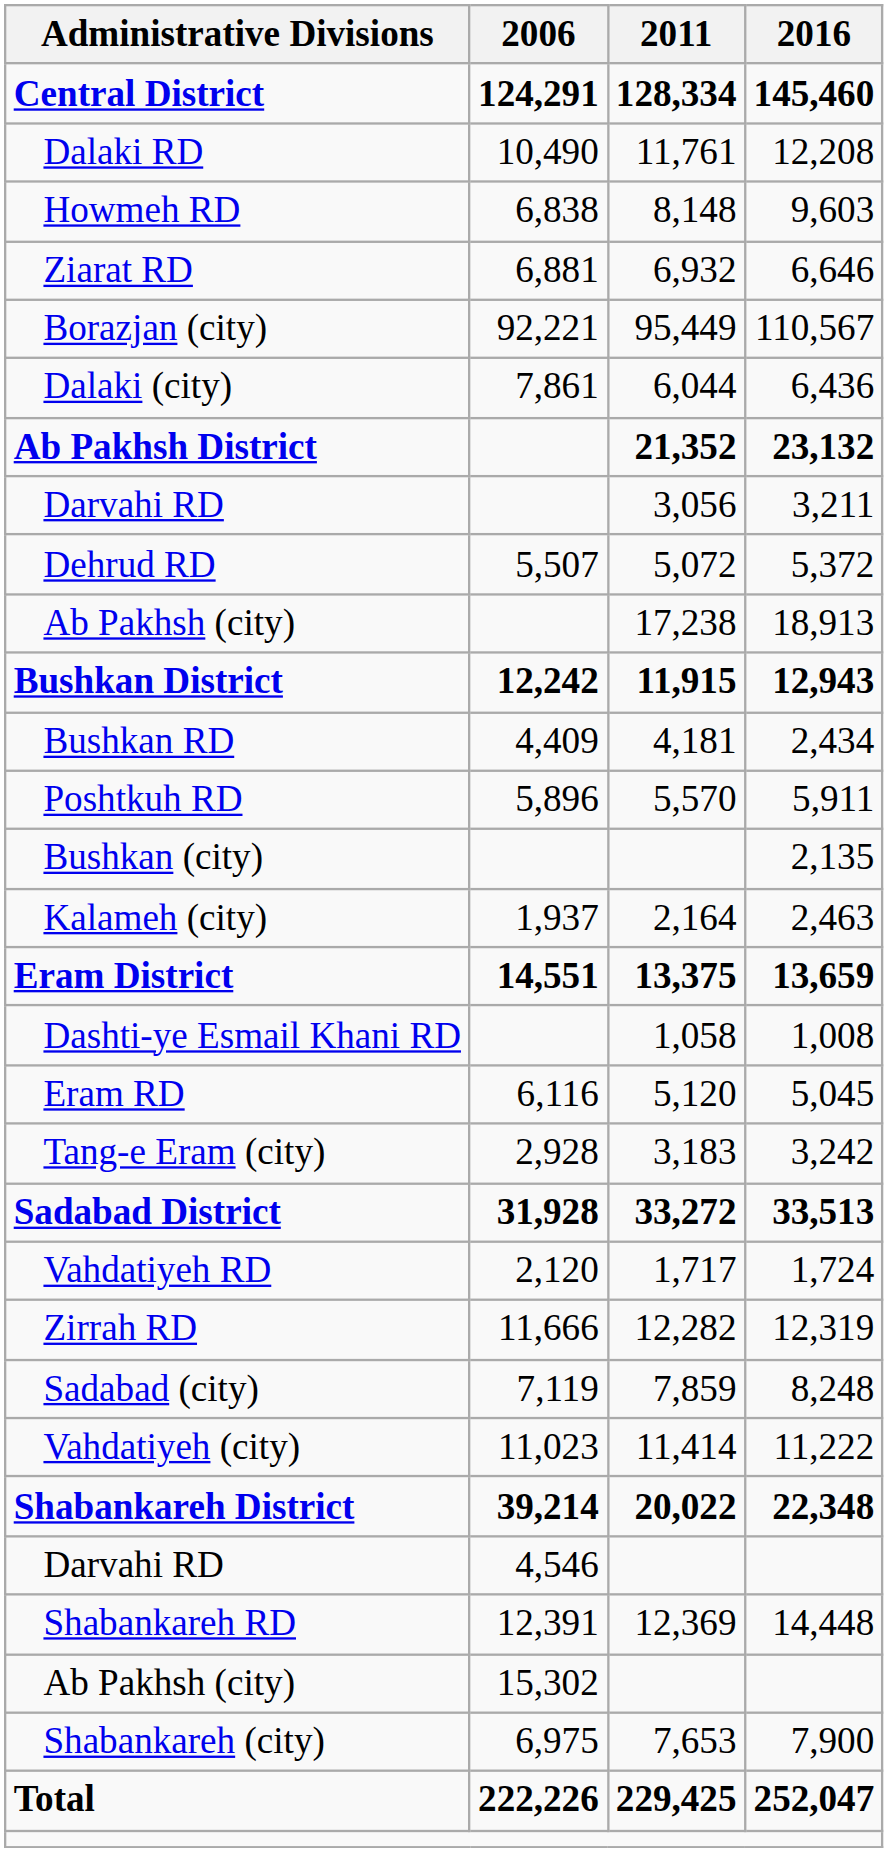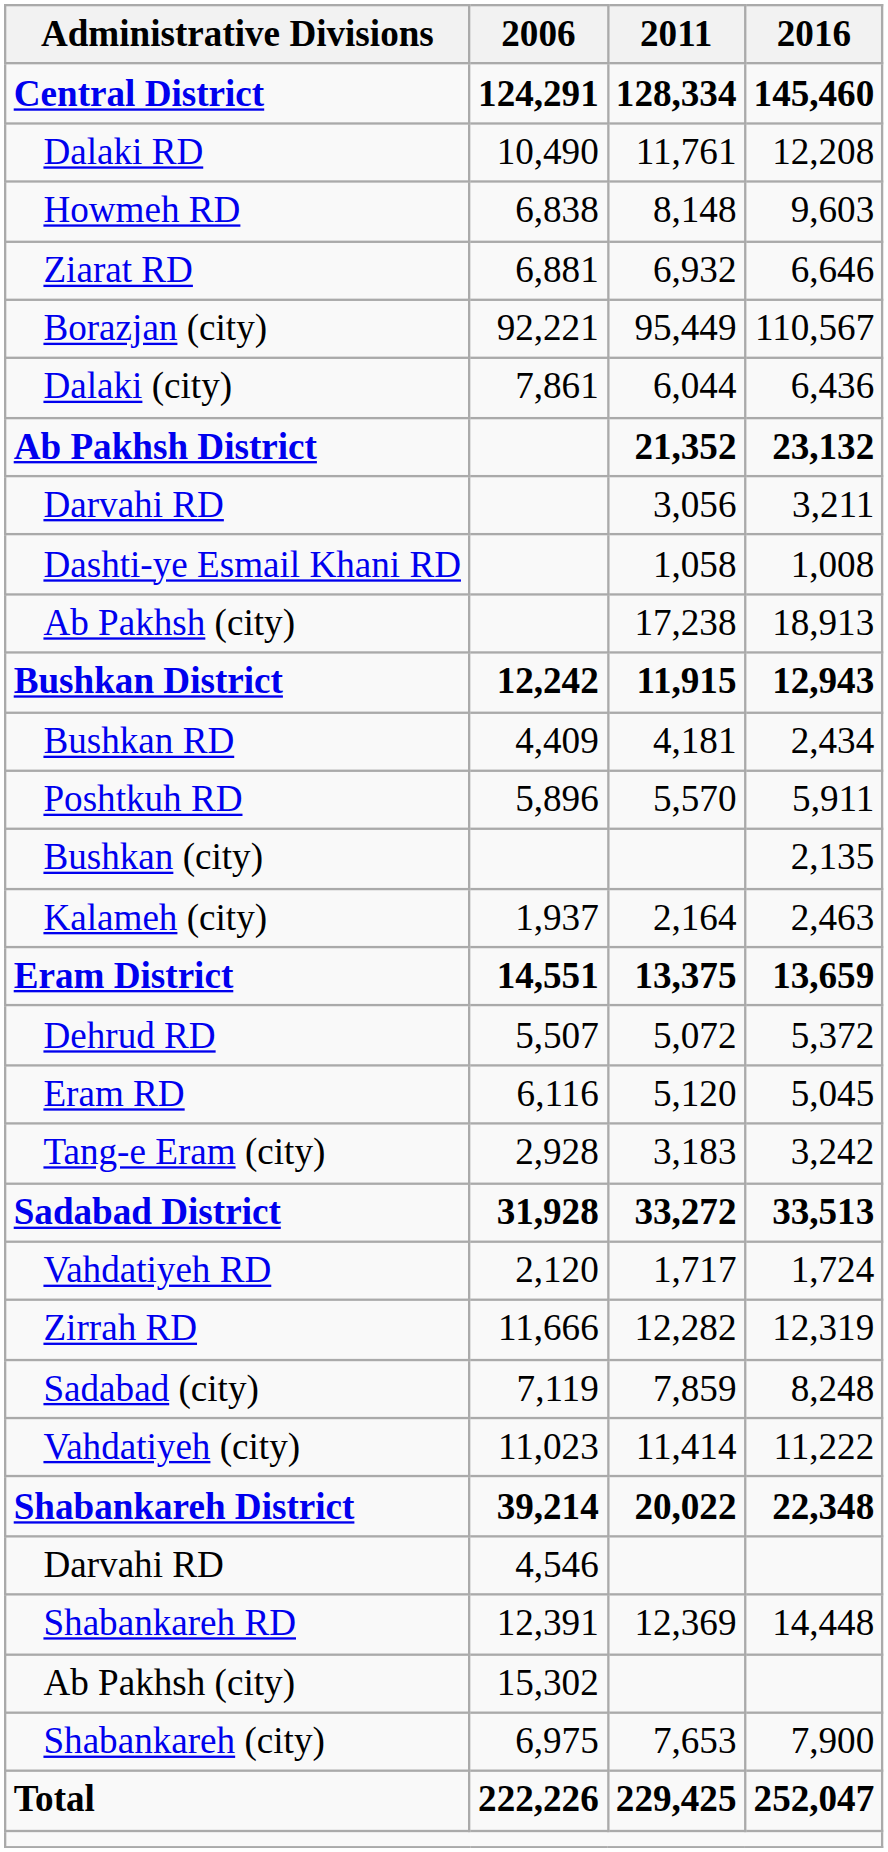rows swapped: (252, 1034) <-> (130, 563)
